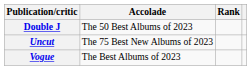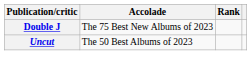(137, 27) The 50 Best Albums of 2023 -> (147, 27) The 75 Best New Albums of 2023
(147, 42) The 75 Best New Albums of 2023 -> (137, 42) The 50 Best Albums of 2023
- row: (42, 57)
